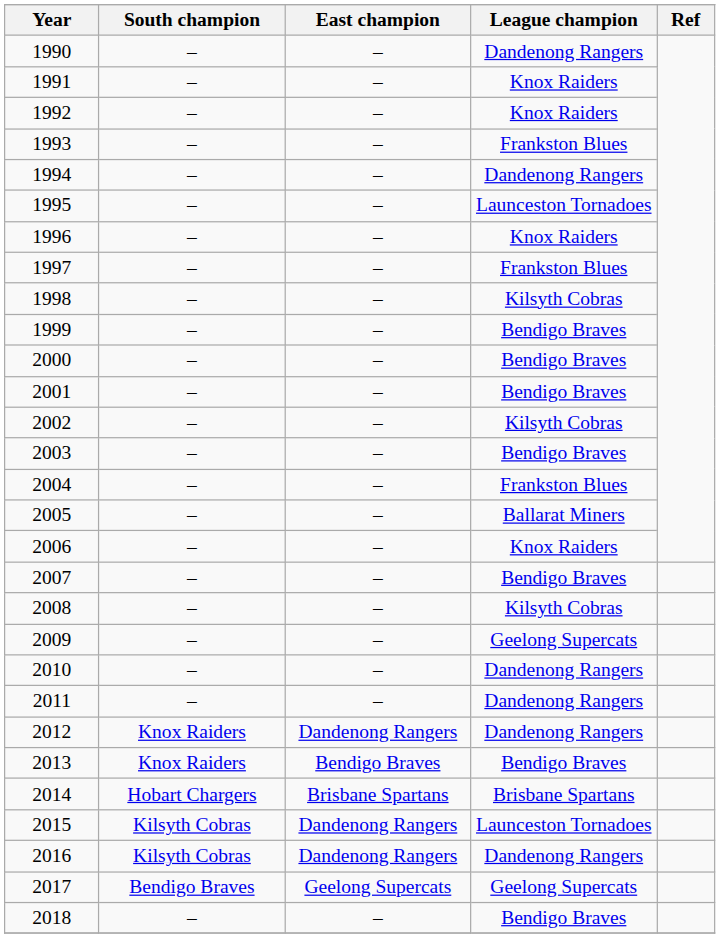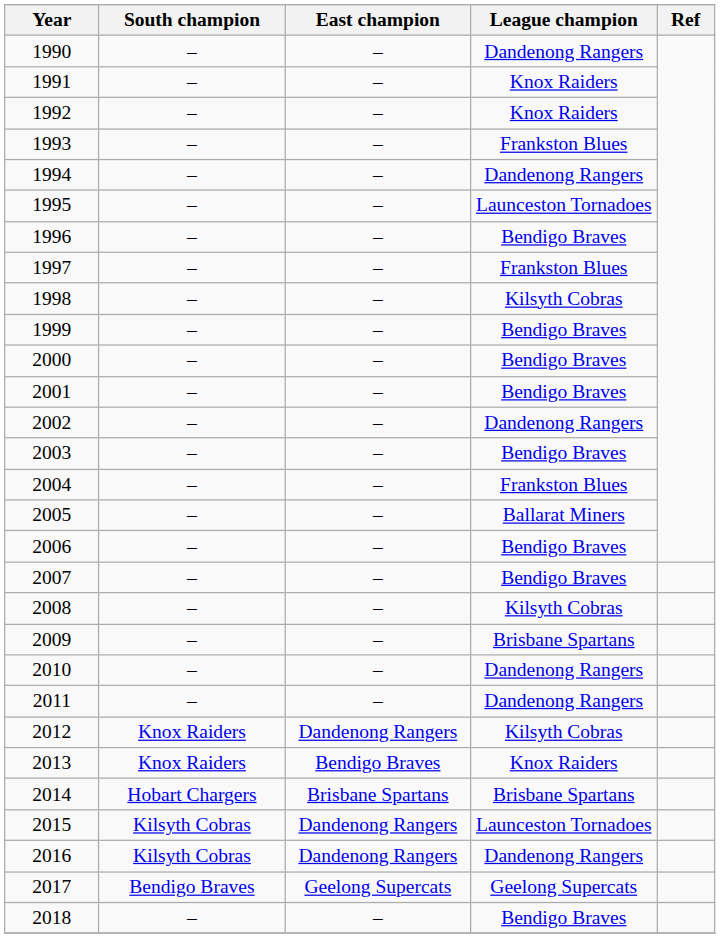(564, 236) Knox Raiders -> (564, 236) Bendigo Braves
(564, 422) Kilsyth Cobras -> (564, 422) Dandenong Rangers
(564, 546) Knox Raiders -> (564, 546) Bendigo Braves
(564, 639) Geelong Supercats -> (564, 639) Brisbane Spartans
(564, 732) Dandenong Rangers -> (564, 732) Kilsyth Cobras
(564, 762) Bendigo Braves -> (564, 762) Knox Raiders
